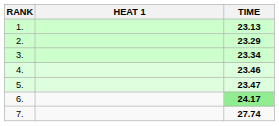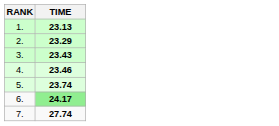- column: (130, 12)
(249, 56) 23.34 -> (60, 56) 23.43
(249, 85) 23.47 -> (60, 85) 23.74
